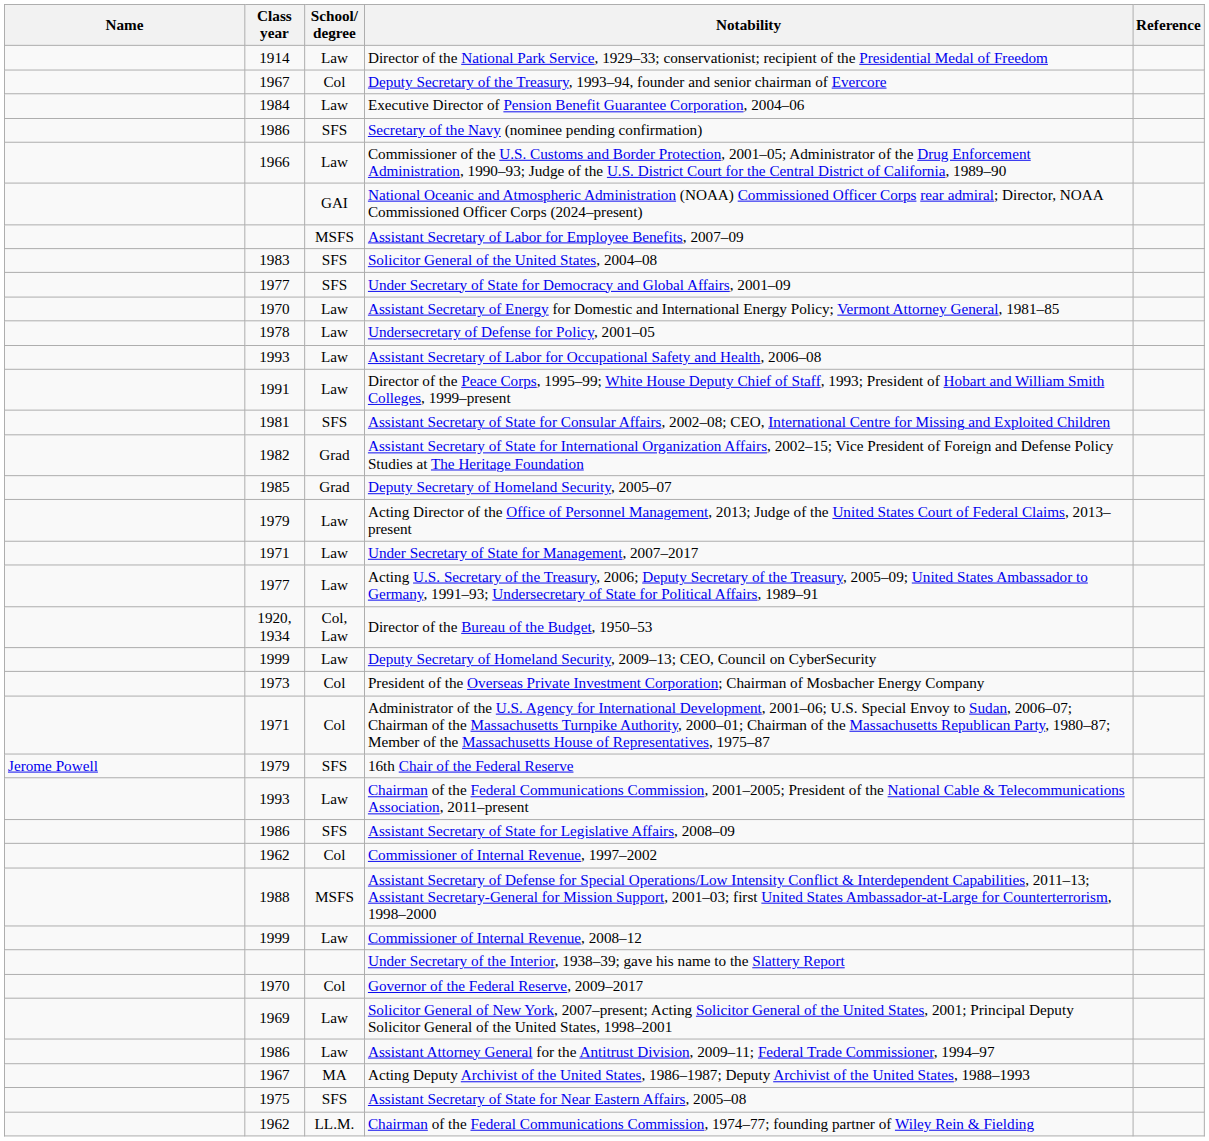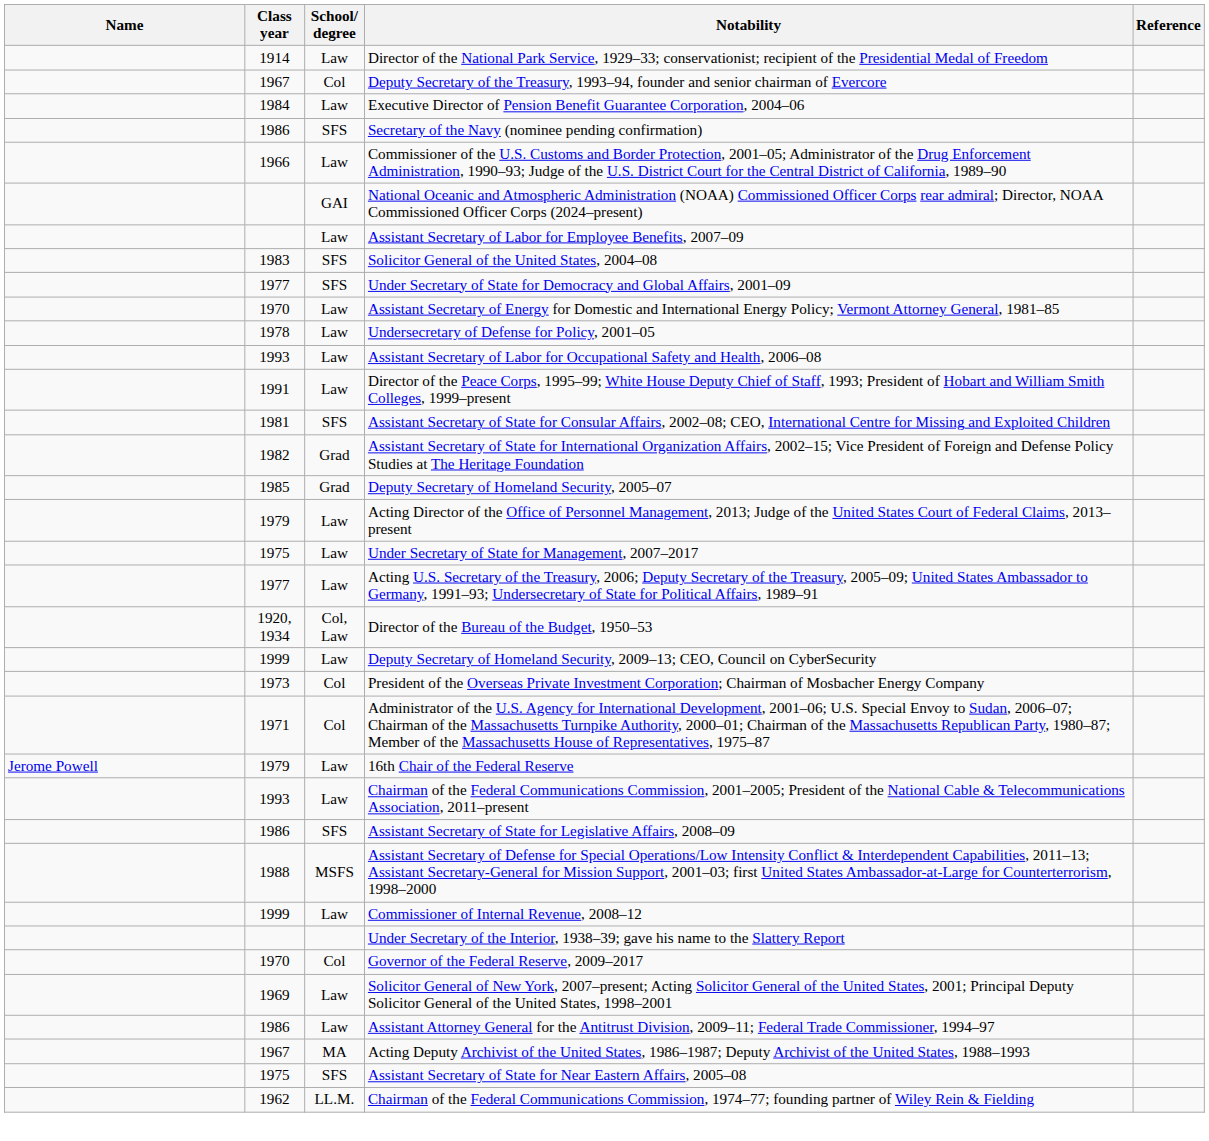(334, 236) MSFS -> (334, 236) Law
(274, 553) 1971 -> (274, 553) 1975
(334, 766) SFS -> (334, 766) Law
- row: (512, 855)
